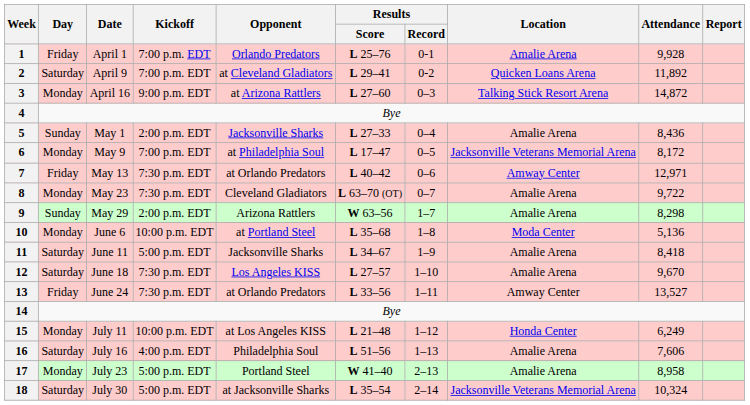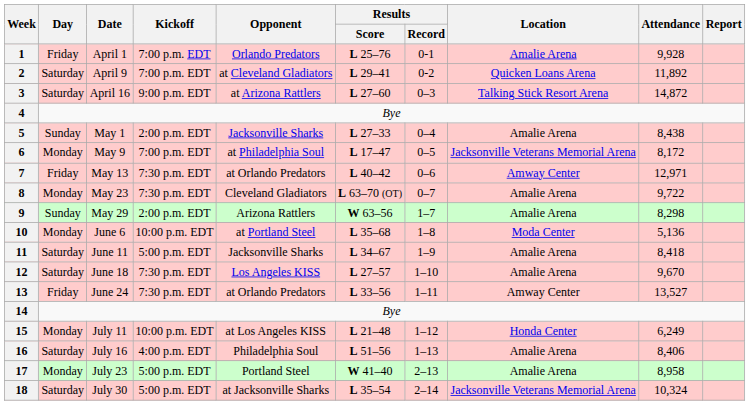(63, 93) Monday -> (63, 93) Saturday
(671, 133) 8,436 -> (671, 133) 8,438
(671, 351) 7,606 -> (671, 351) 8,406
